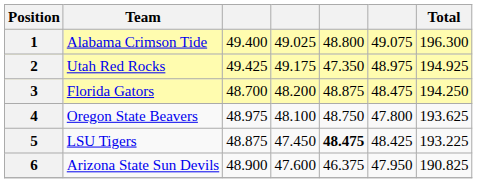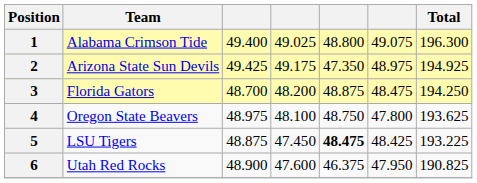(116, 66) Utah Red Rocks -> (143, 66) Arizona State Sun Devils
(143, 165) Arizona State Sun Devils -> (116, 165) Utah Red Rocks
